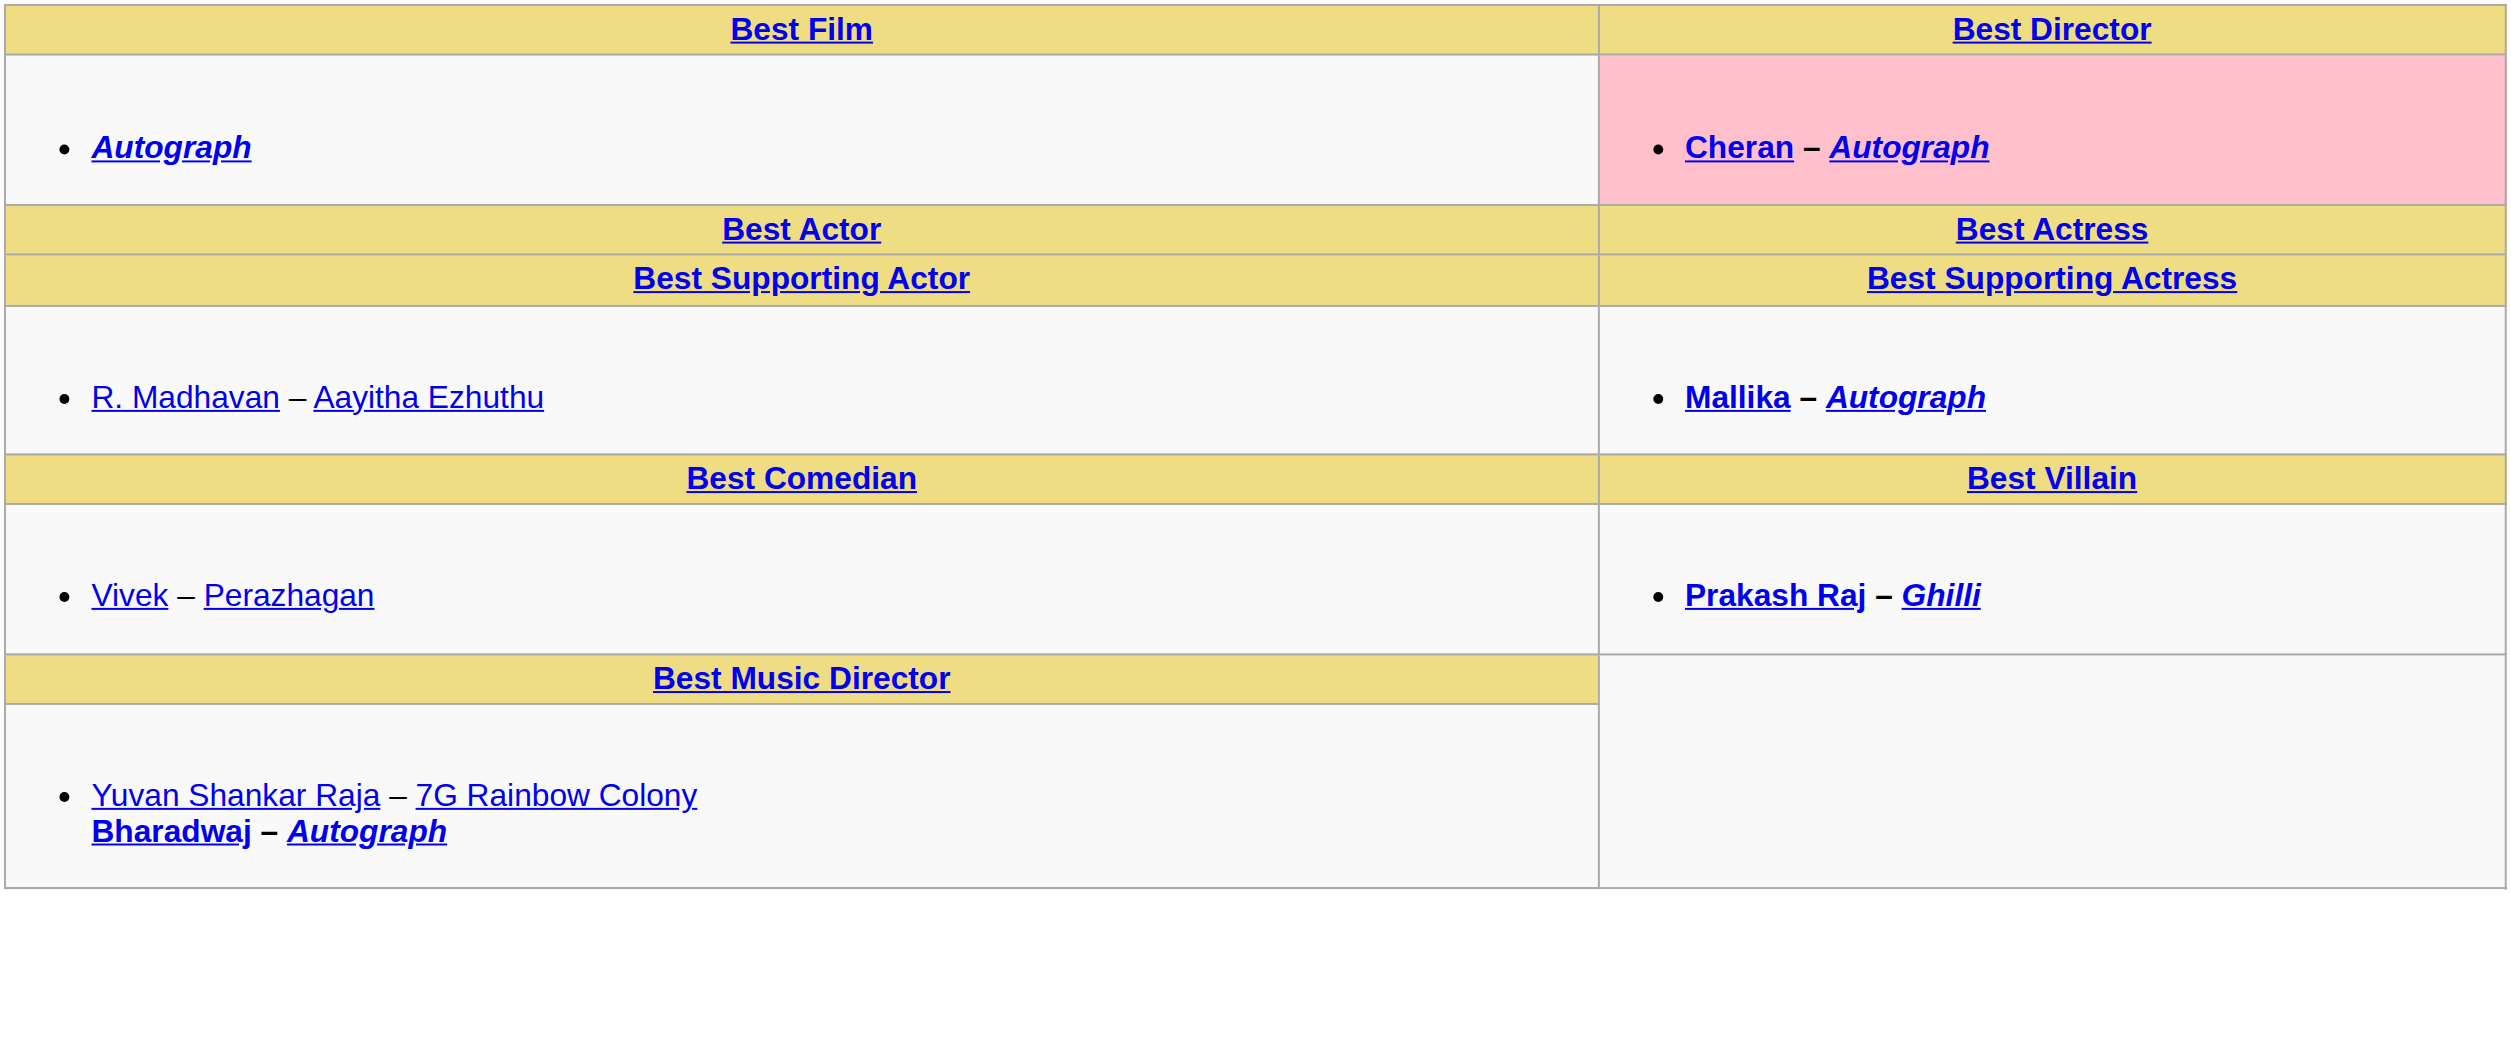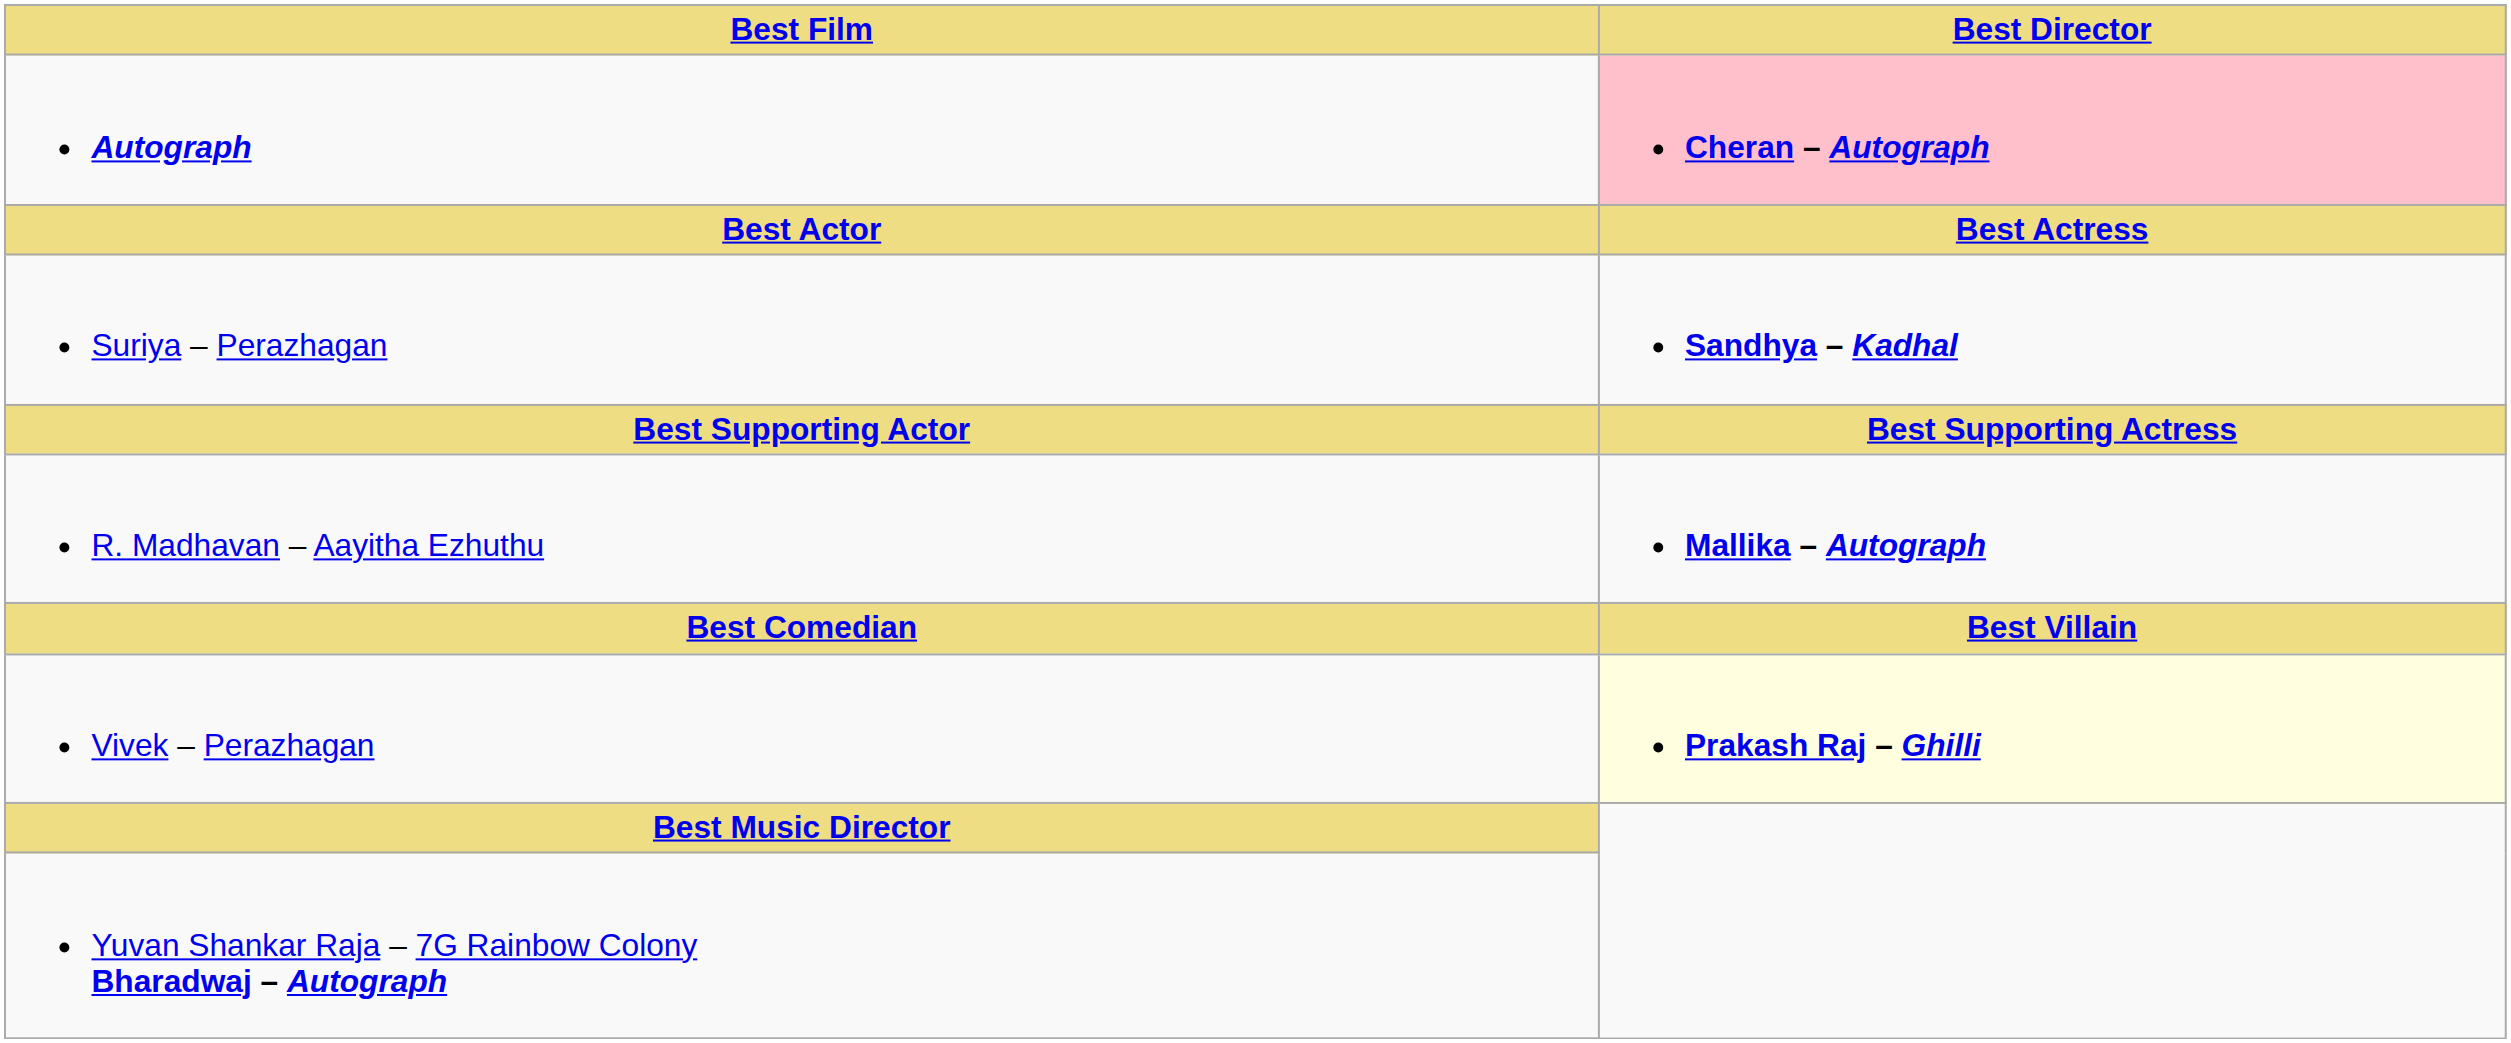+ row: (802, 347)
(2052, 597) no background -> (2052, 746) lightyellow background
